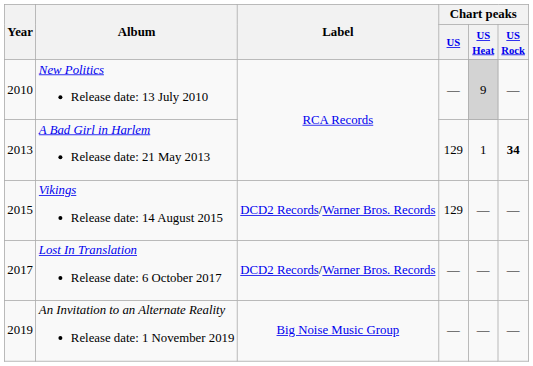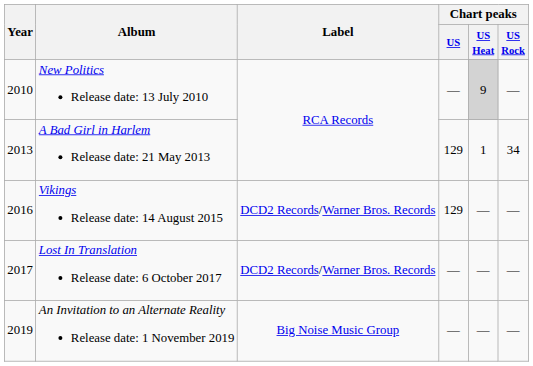(513, 149) bold -> (513, 149) normal
(20, 210) 2015 -> (20, 210) 2016
